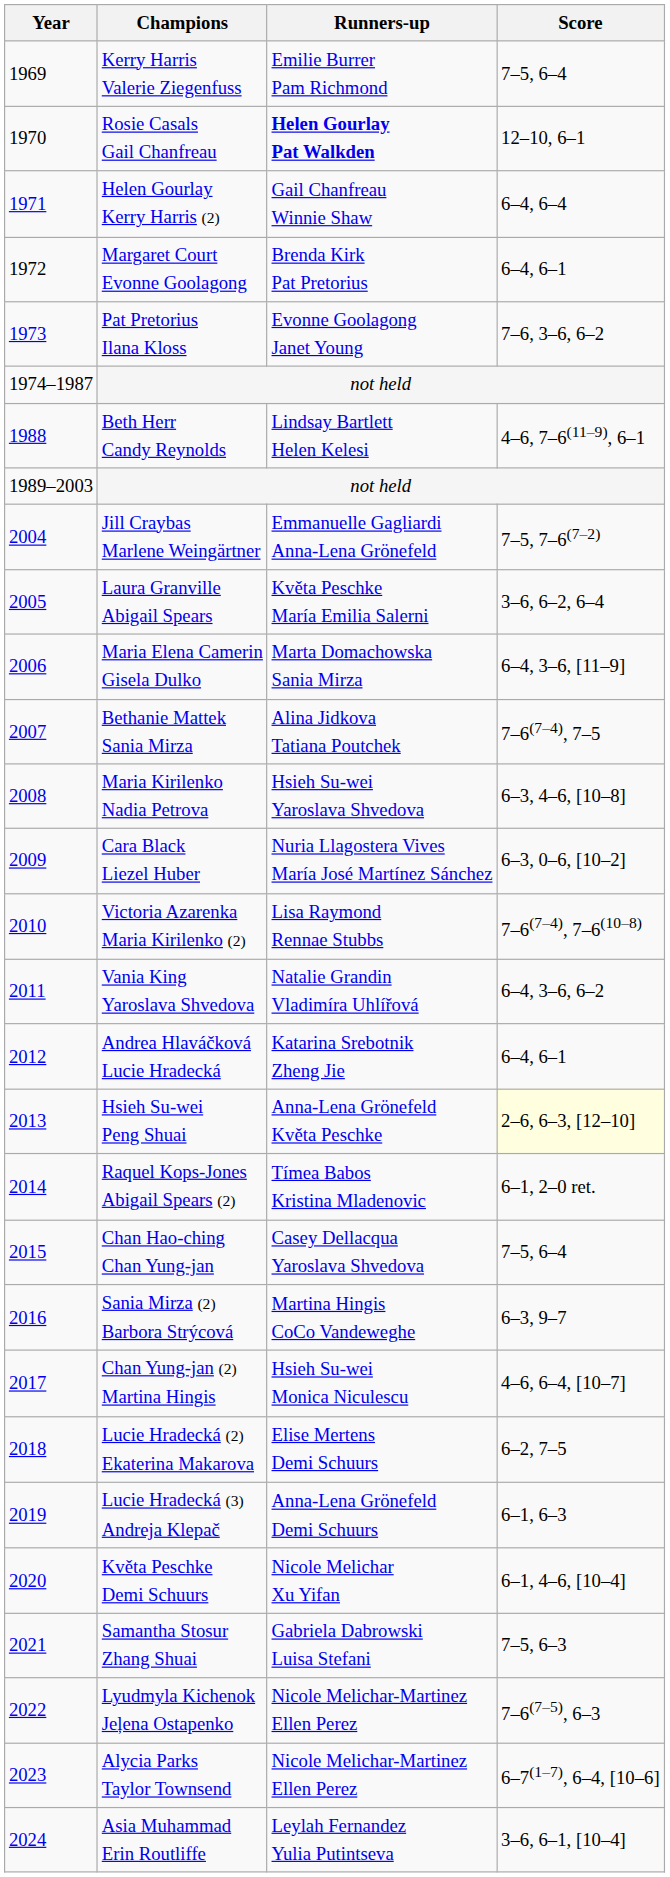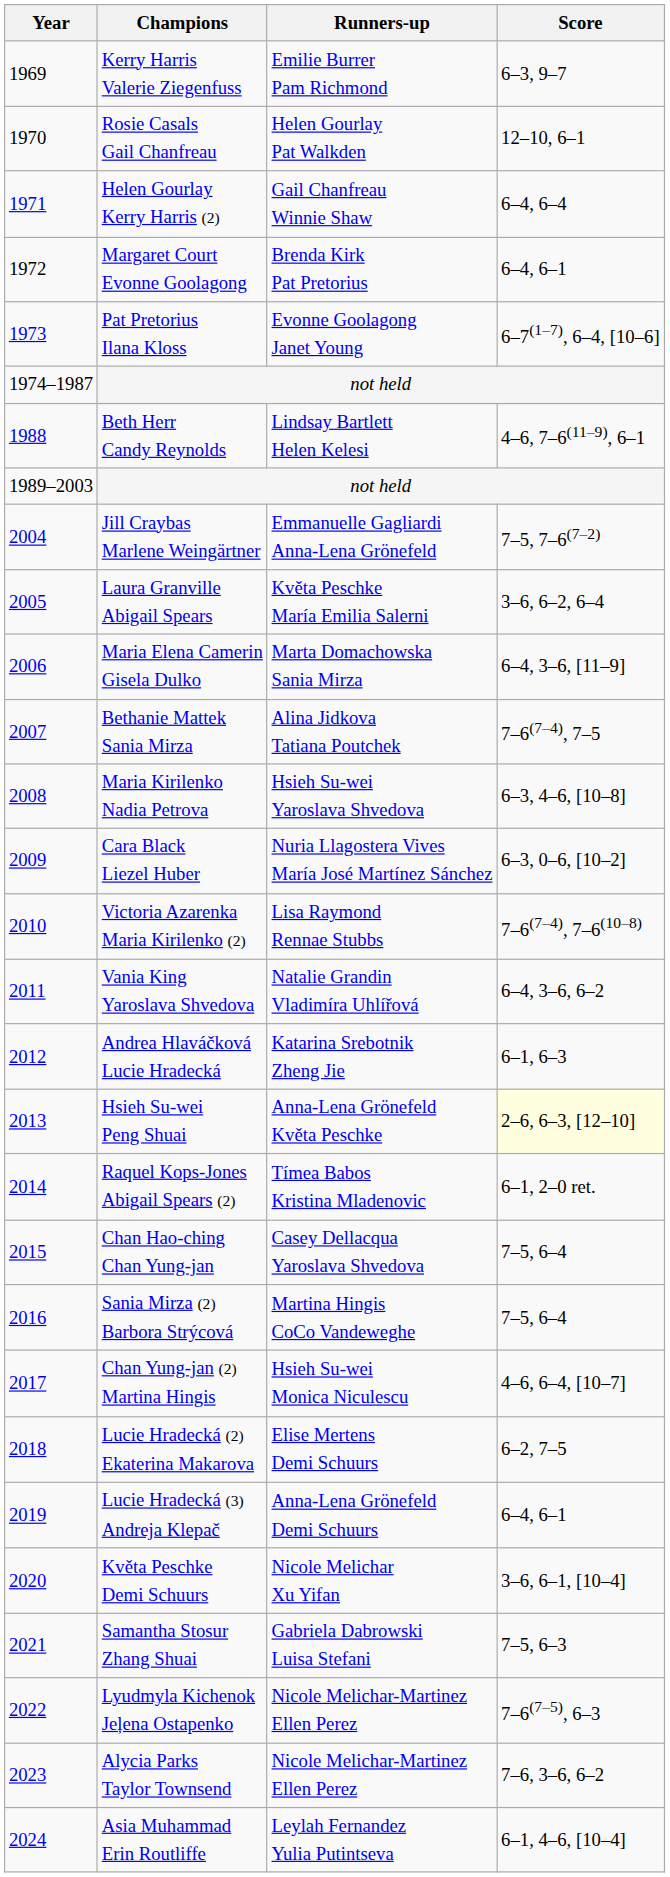(534, 73) 7–5, 6–4 -> (534, 73) 6–3, 9–7
(331, 138) bold -> (327, 138) normal
(553, 333) 7–6, 3–6, 6–2 -> (580, 334) 6–7(1–7), 6–4, [10–6]
(534, 1056) 6–4, 6–1 -> (534, 1056) 6–1, 6–3
(534, 1317) 6–3, 9–7 -> (534, 1317) 7–5, 6–4
(534, 1515) 6–1, 6–3 -> (534, 1515) 6–4, 6–1
(563, 1580) 6–1, 4–6, [10–4] -> (563, 1580) 3–6, 6–1, [10–4]
(580, 1775) 6–7(1–7), 6–4, [10–6] -> (553, 1774) 7–6, 3–6, 6–2
(563, 1839) 3–6, 6–1, [10–4] -> (563, 1839) 6–1, 4–6, [10–4]
